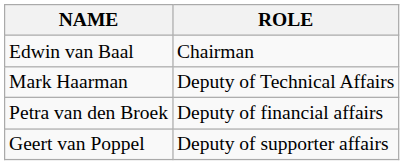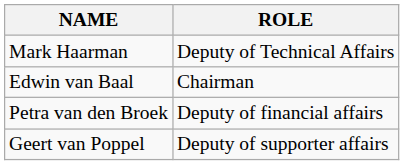rows swapped: (71, 50) <-> (68, 81)
